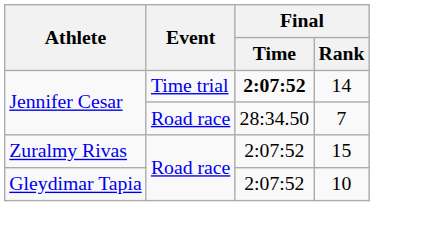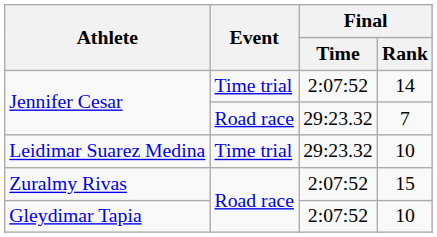(274, 86) bold -> (338, 86) normal
(274, 118) 28:34.50 -> (338, 118) 29:23.32
+ row: (107, 151)
